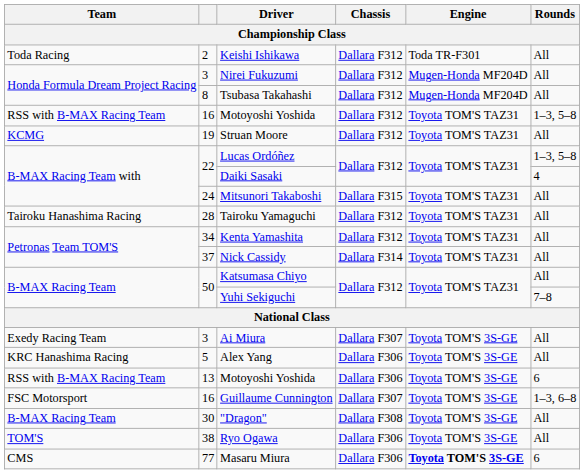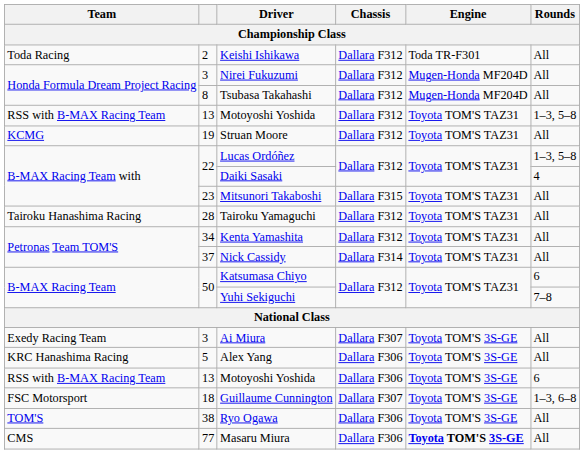(208, 115) 16 -> (208, 115) 13
(208, 195) 24 -> (208, 195) 23
(541, 276) All -> (537, 276) 6
(208, 397) 16 -> (208, 397) 18
- row: (243, 418)
(537, 458) 6 -> (541, 438) All
